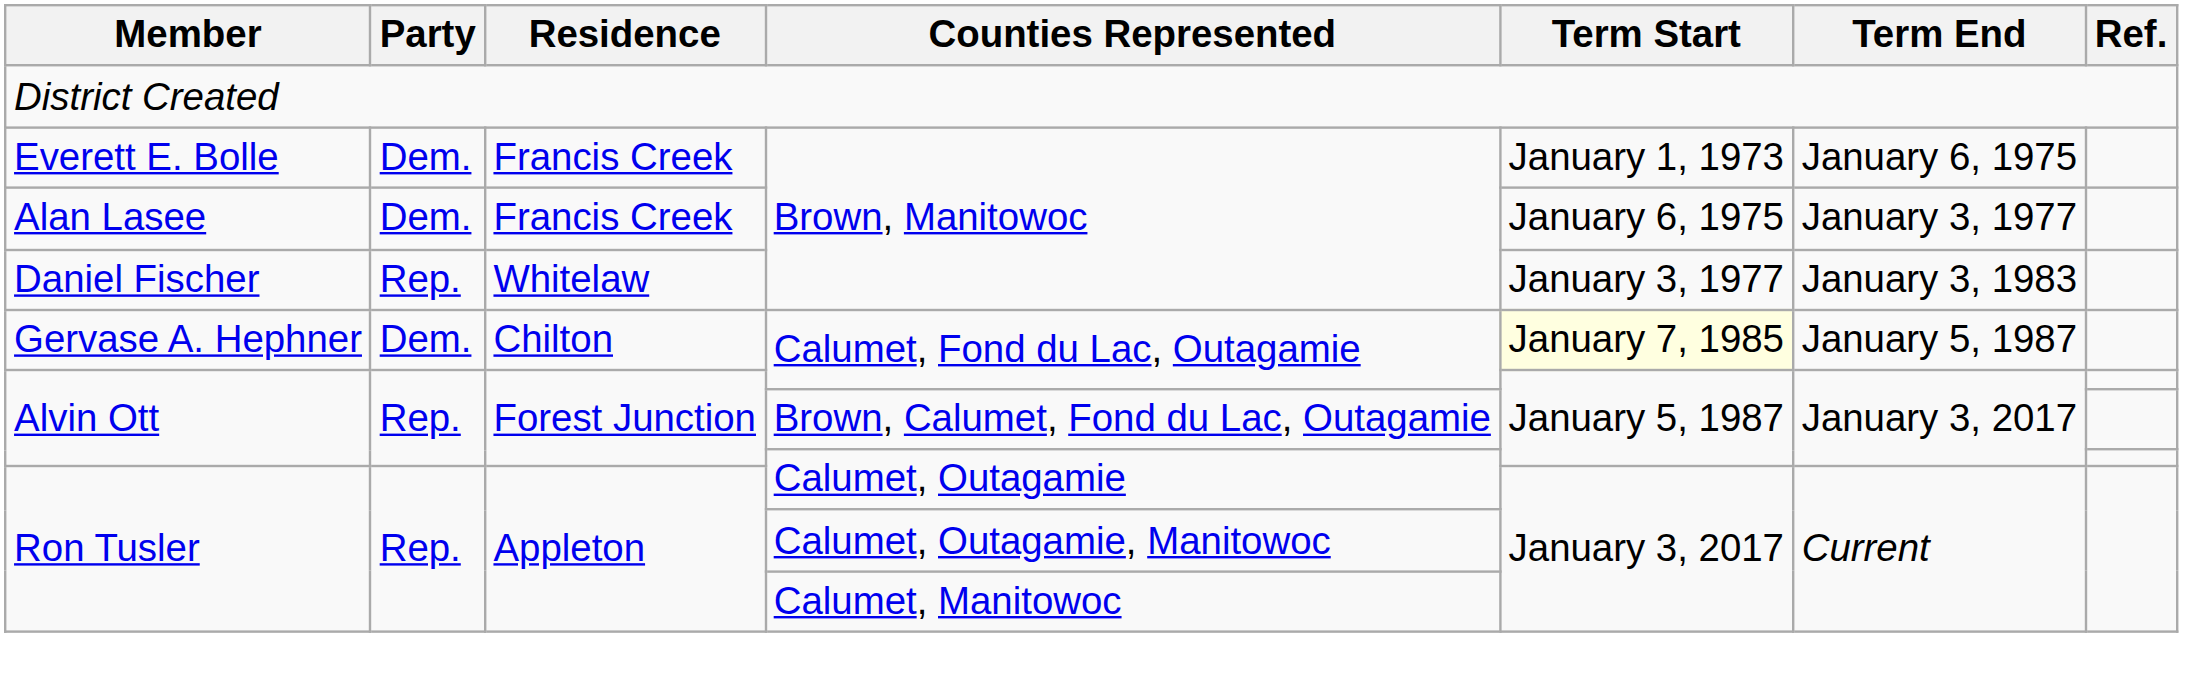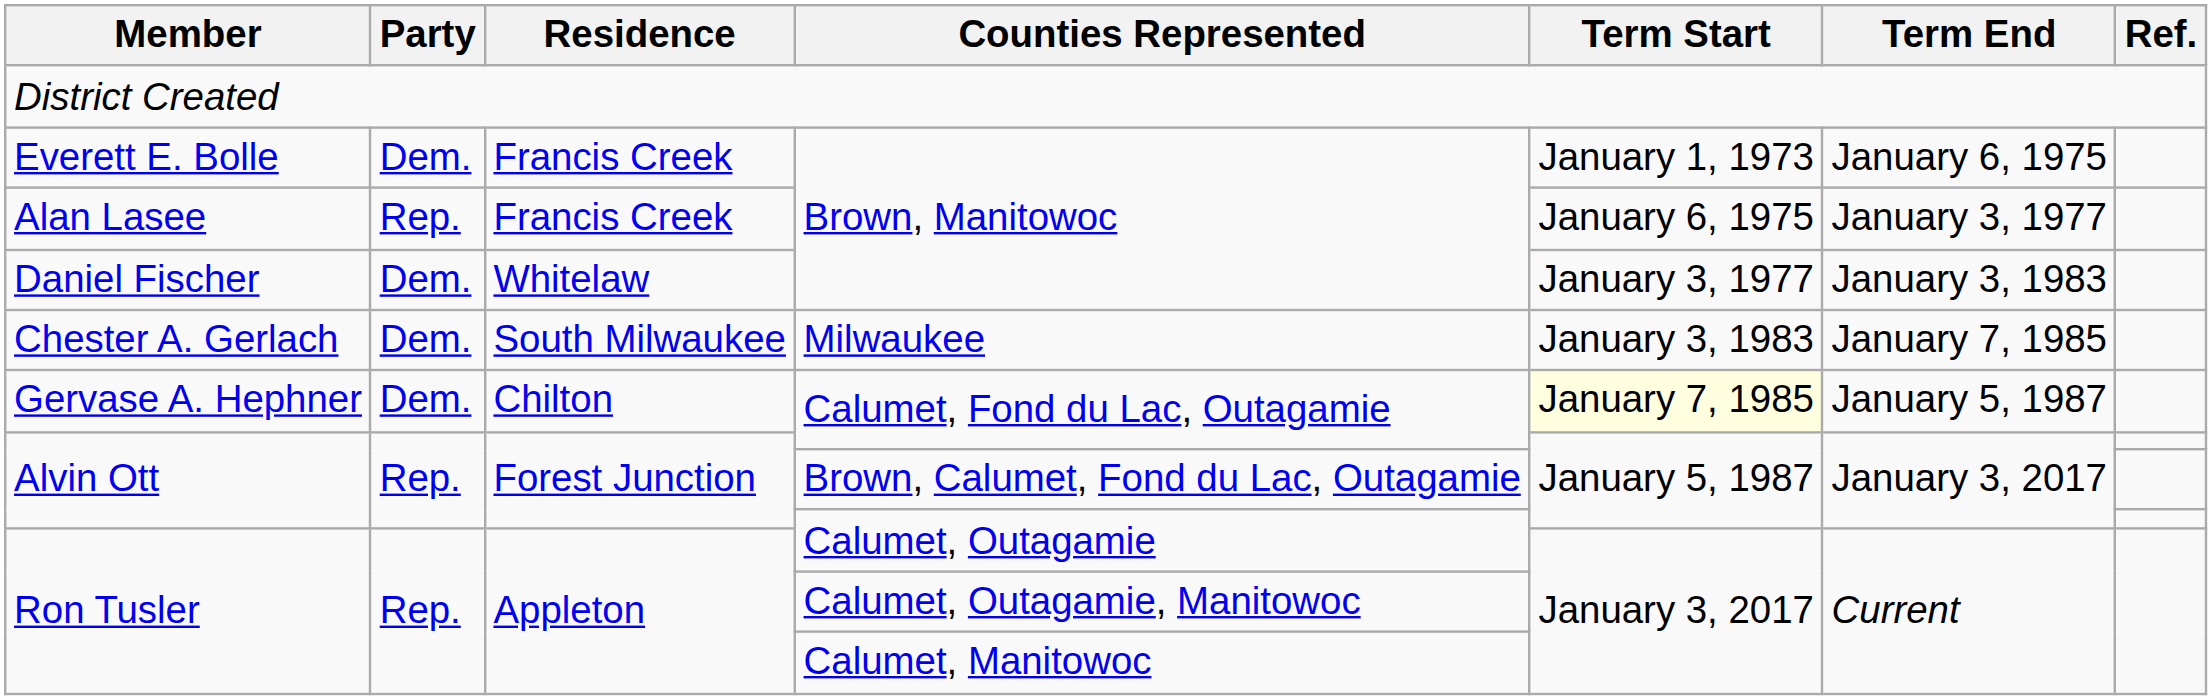(426, 217) Dem. -> (420, 217) Rep.
(420, 278) Rep. -> (426, 278) Dem.
+ row: (176, 339)
